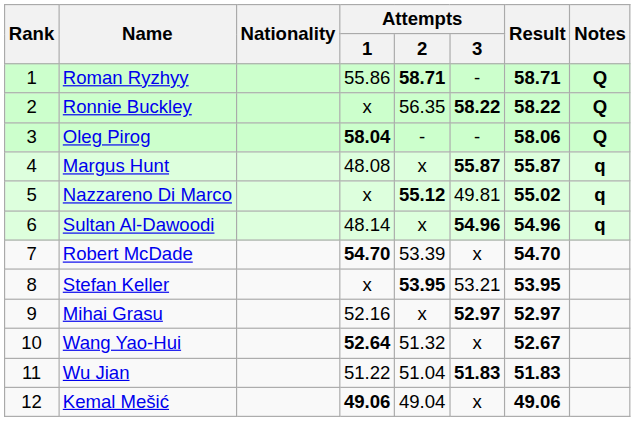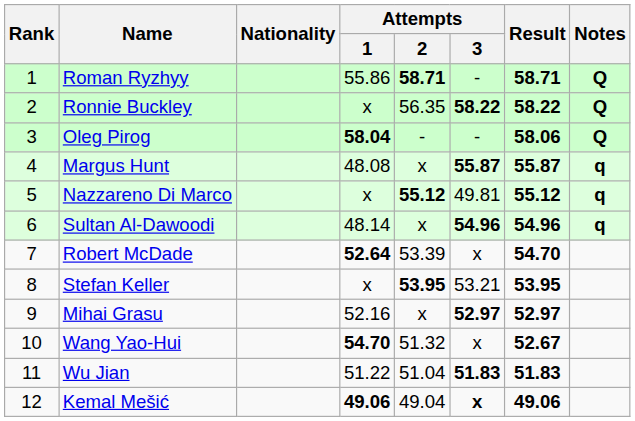(537, 195) 55.02 -> (537, 195) 55.12
(367, 254) 54.70 -> (367, 254) 52.64
(367, 343) 52.64 -> (367, 343) 54.70
(477, 401) normal -> (477, 401) bold
